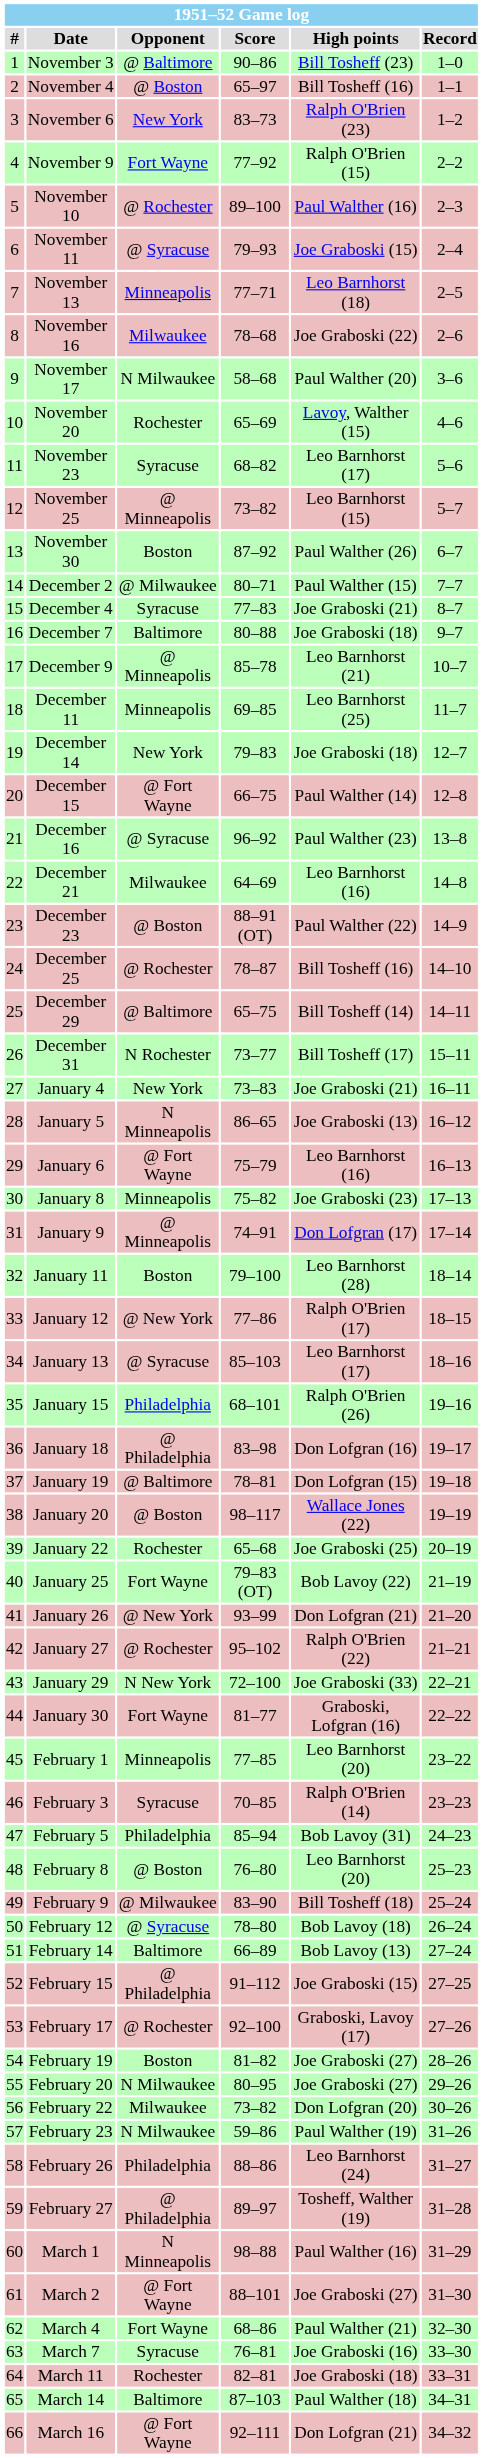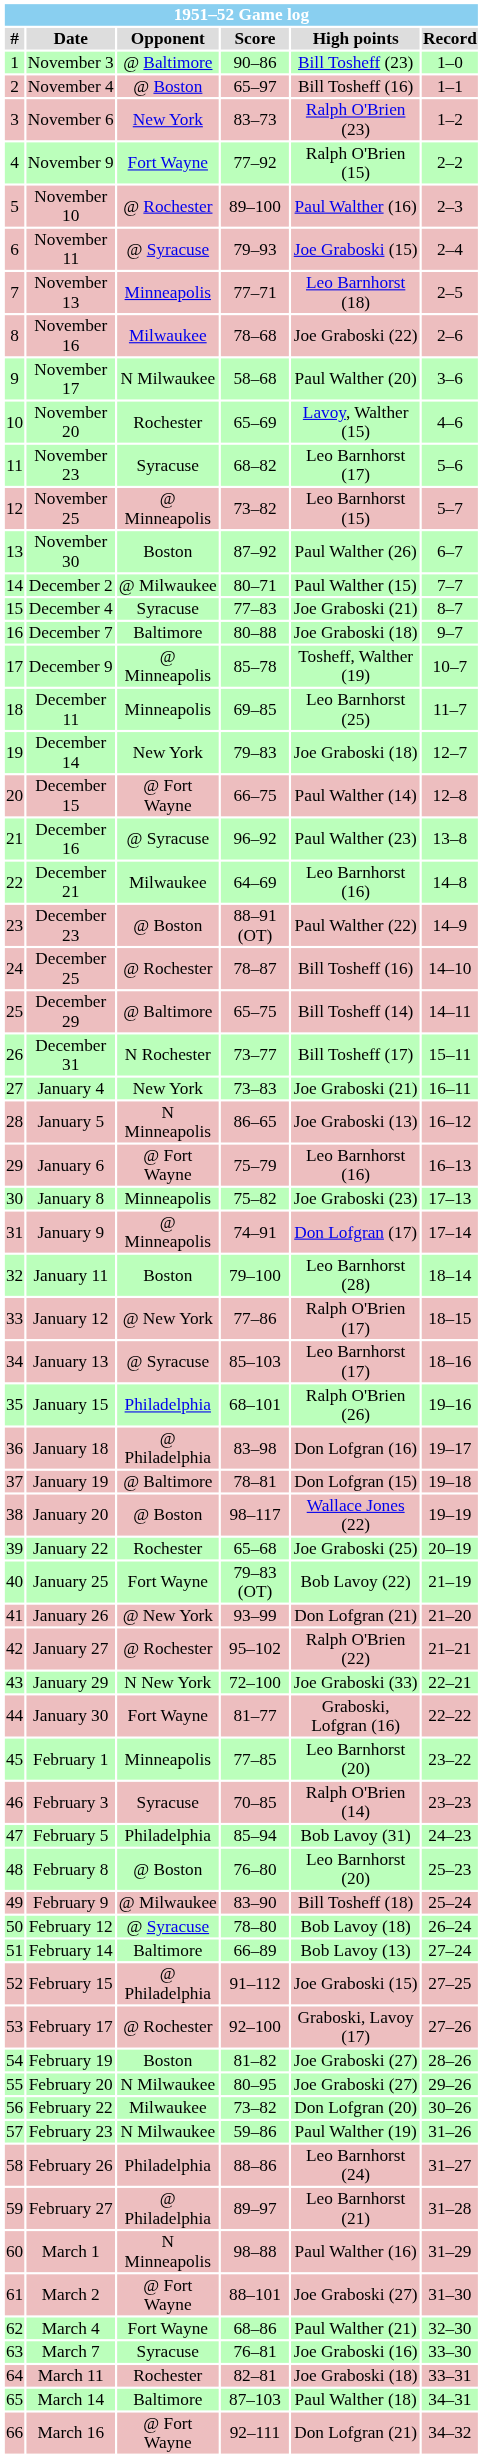(356, 666) Leo Barnhorst (21) -> (356, 666) Tosheff, Walther (19)
(356, 2208) Tosheff, Walther (19) -> (356, 2208) Leo Barnhorst (21)
